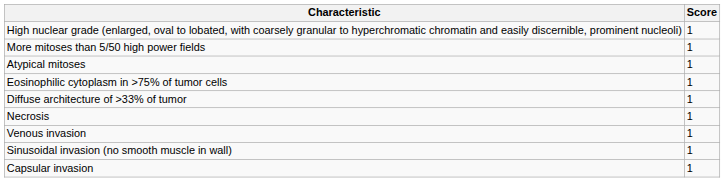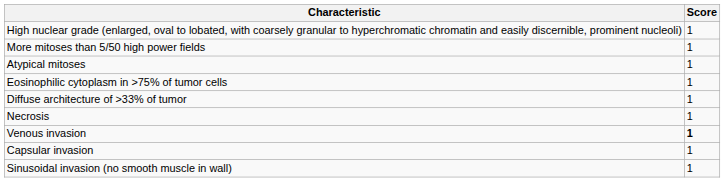(690, 133) normal -> (690, 133) bold
rows swapped: (119, 151) <-> (50, 168)
